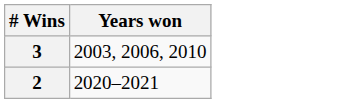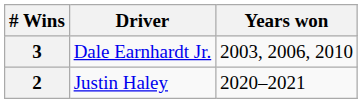+ column: (142, 20)
